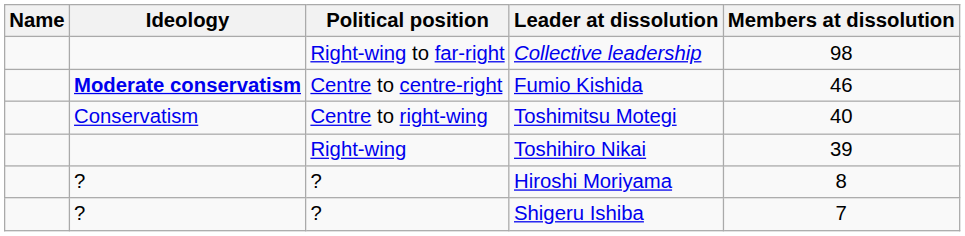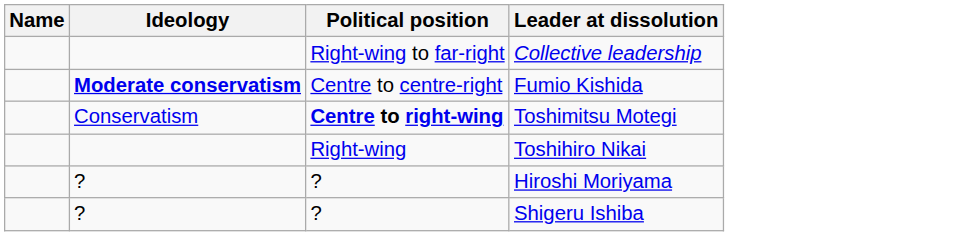- column: (841, 20)
(399, 117) normal -> (407, 117) bold
